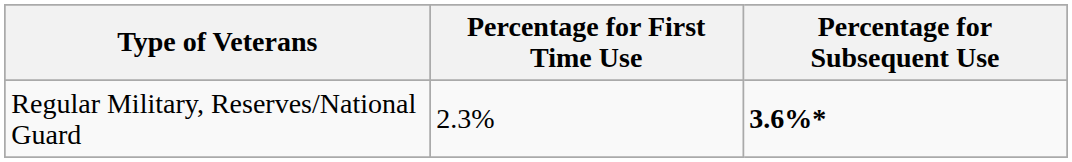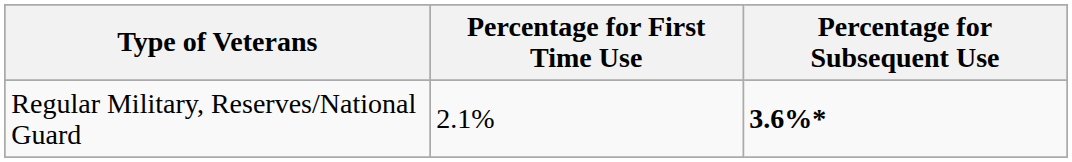(465, 118) 2.3% -> (465, 118) 2.1%
